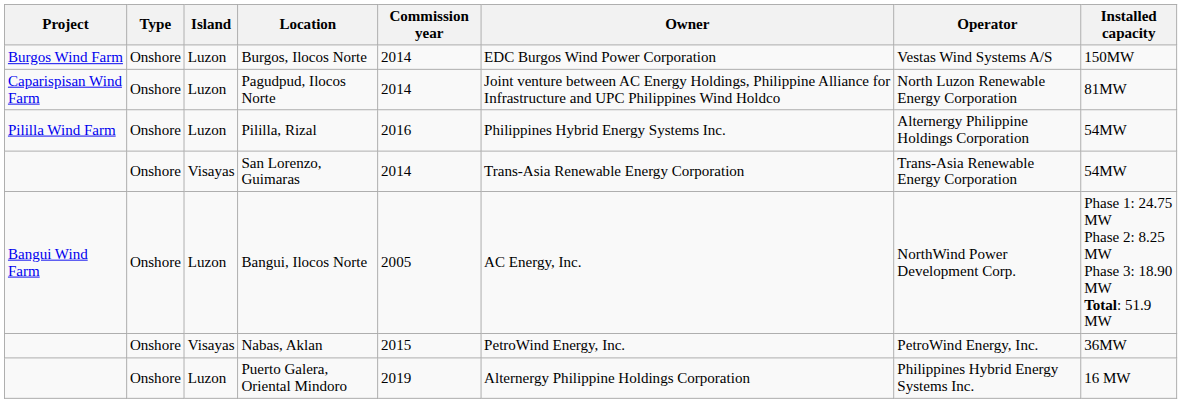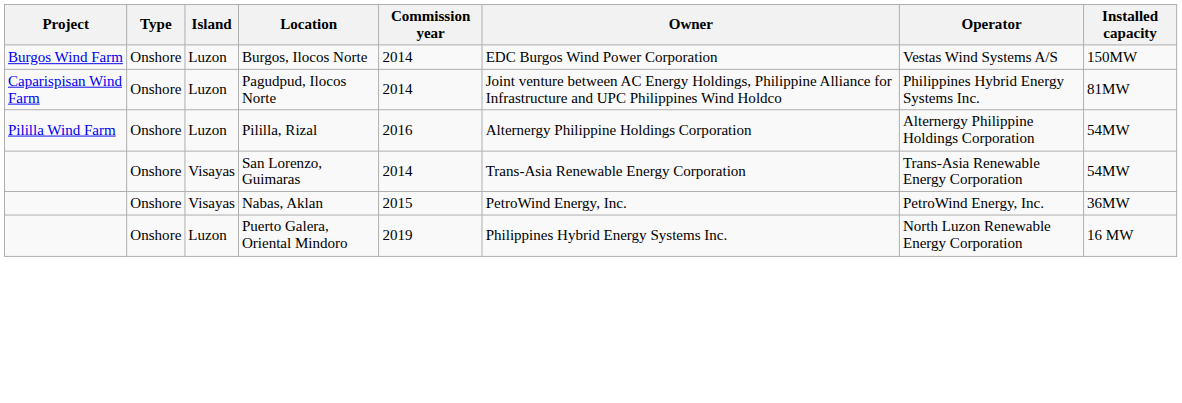(971, 89) North Luzon Renewable Energy Corporation -> (983, 89) Philippines Hybrid Energy Systems Inc.
(605, 130) Philippines Hybrid Energy Systems Inc. -> (619, 130) Alternergy Philippine Holdings Corporation
- row: (304, 262)
(617, 377) Alternergy Philippine Holdings Corporation -> (606, 235) Philippines Hybrid Energy Systems Inc.
(978, 377) Philippines Hybrid Energy Systems Inc. -> (977, 235) North Luzon Renewable Energy Corporation
